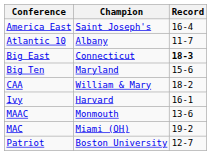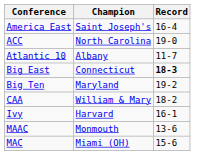+ row: (15, 41)
(182, 70) 15-6 -> (166, 85) 19-2
(182, 129) 19-2 -> (166, 143) 15-6
- row: (25, 143)
